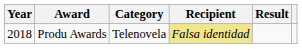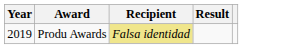- column: (139, 14)
(20, 33) 2018 -> (20, 33) 2019
